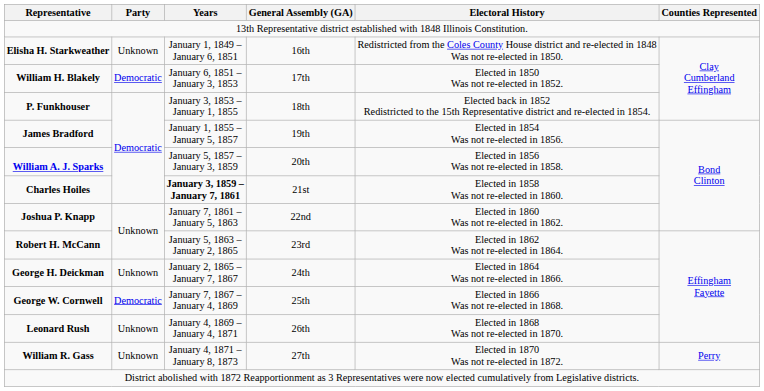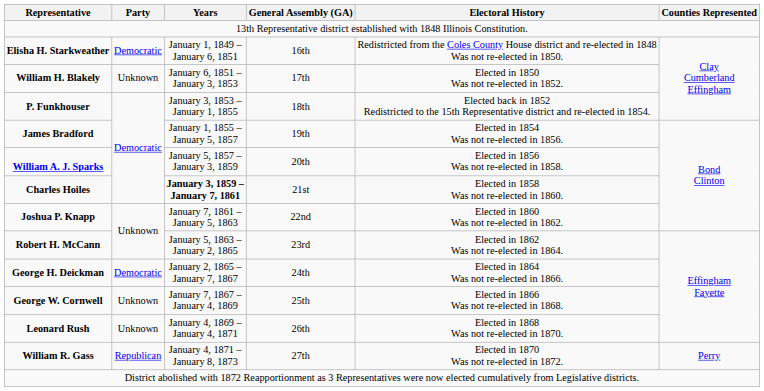(138, 50) Unknown -> (138, 50) Democratic
(138, 78) Democratic -> (138, 78) Unknown
(138, 272) Unknown -> (138, 272) Democratic
(138, 300) Democratic -> (138, 300) Unknown
(138, 356) Unknown -> (138, 356) Republican
